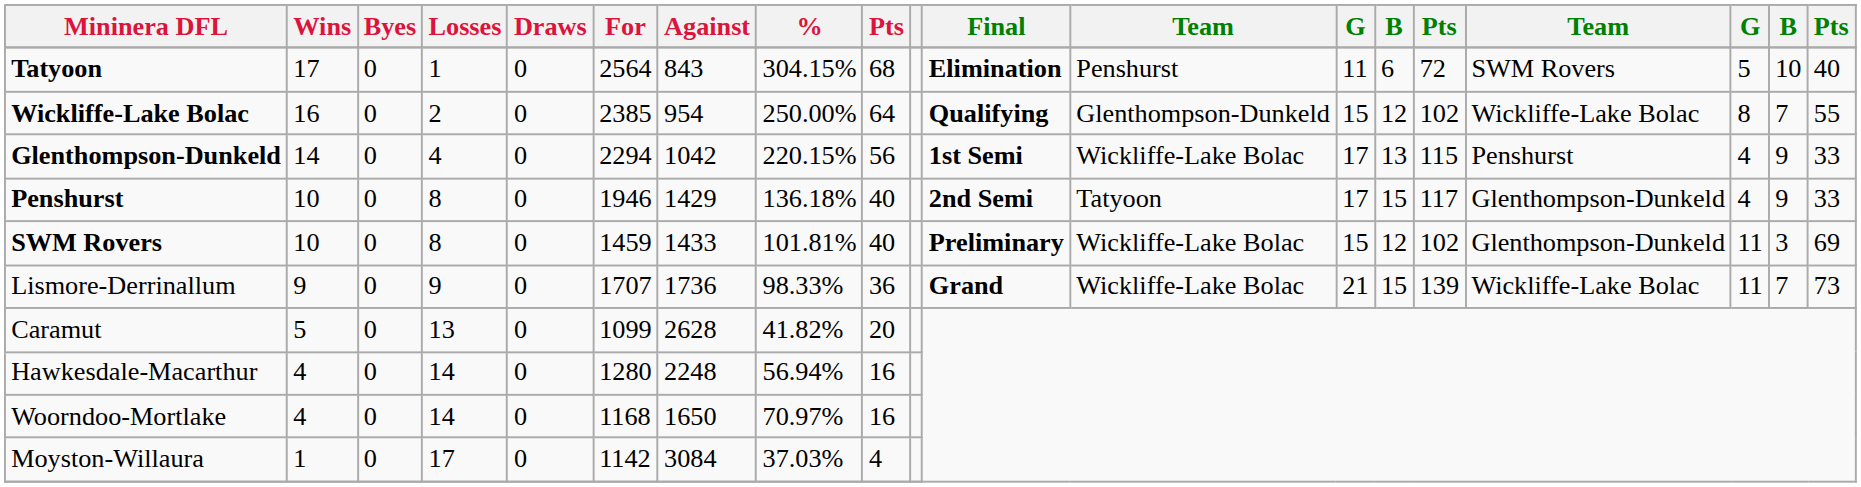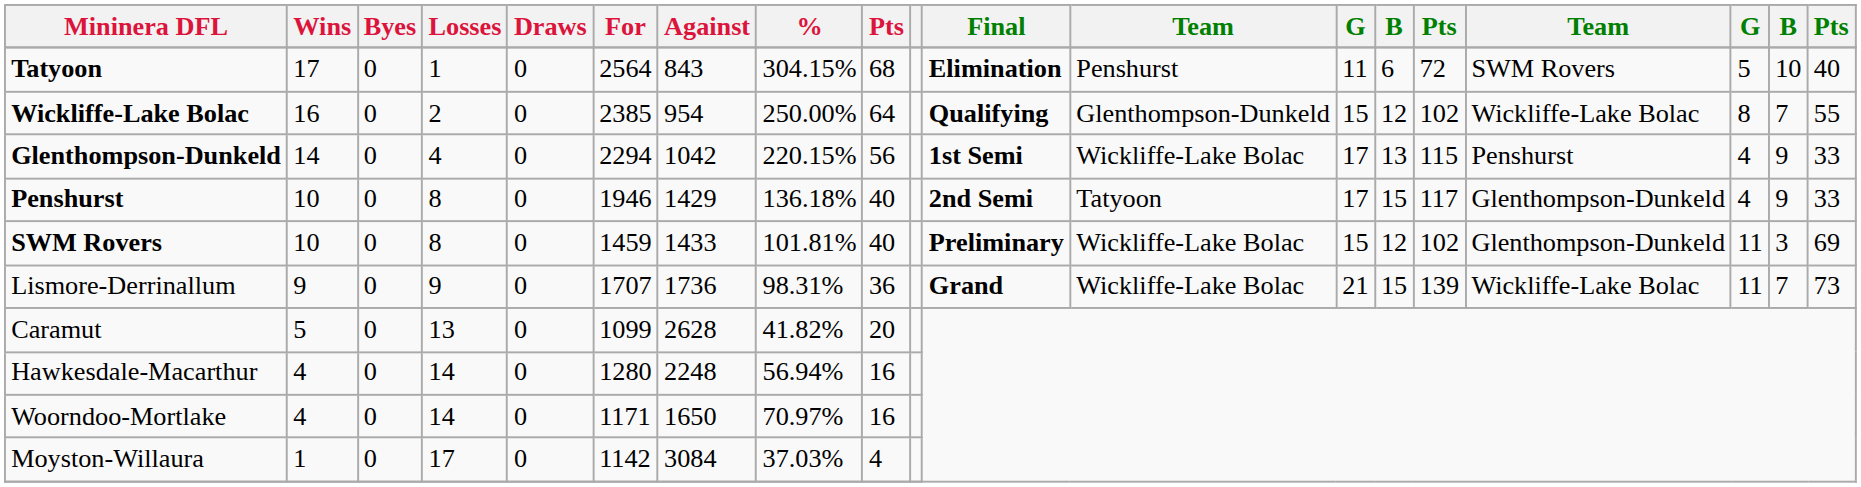(803, 285) 98.33% -> (803, 285) 98.31%
(625, 415) 1168 -> (625, 415) 1171
